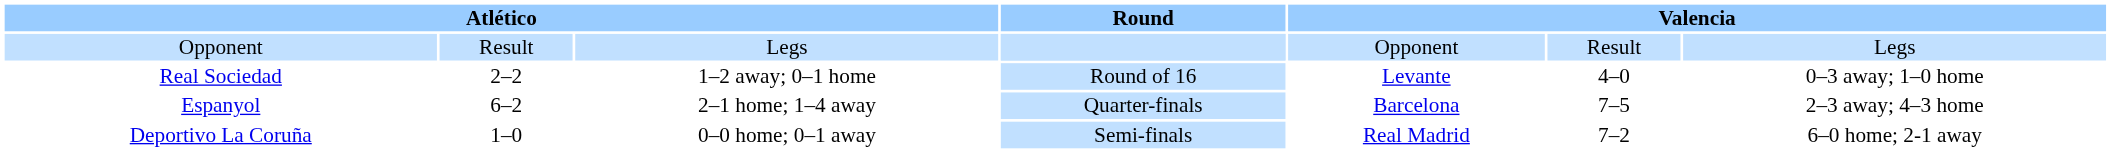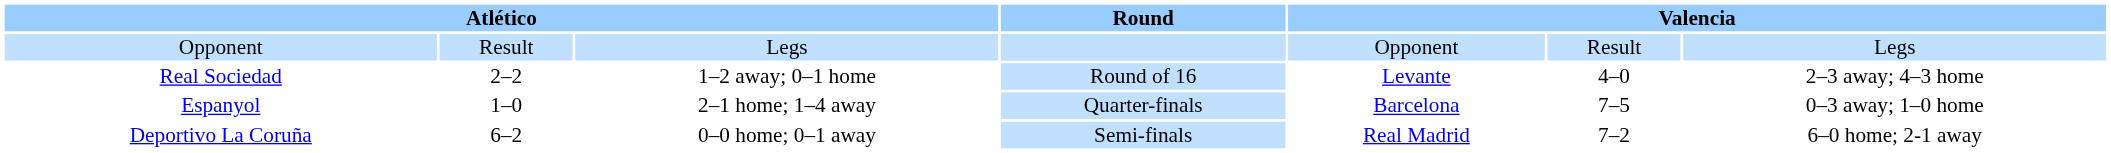(1895, 76) 0–3 away; 1–0 home -> (1895, 76) 2–3 away; 4–3 home
(506, 105) 6–2 -> (506, 105) 1–0
(1895, 105) 2–3 away; 4–3 home -> (1895, 105) 0–3 away; 1–0 home
(506, 134) 1–0 -> (506, 134) 6–2
